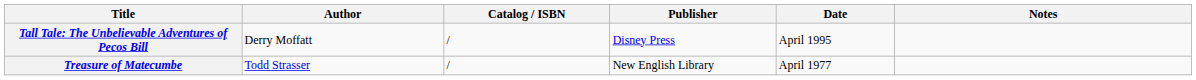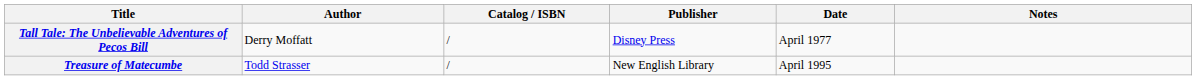(805, 39) April 1995 -> (805, 39) April 1977
(805, 65) April 1977 -> (805, 65) April 1995
